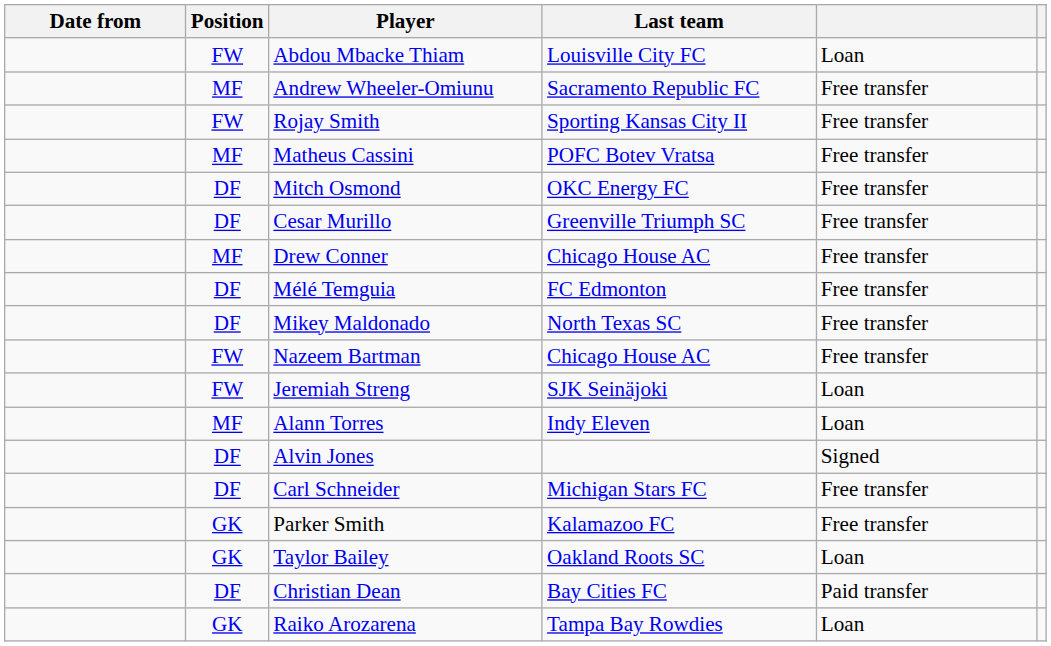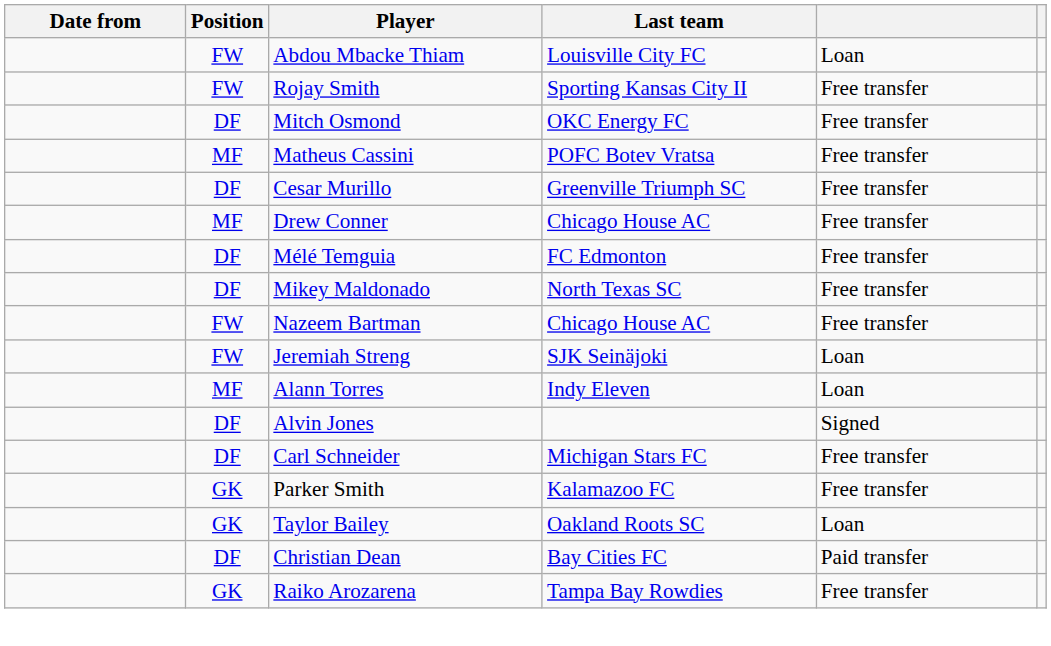- row: (384, 88)
rows swapped: (343, 155) <-> (337, 188)
(843, 624) Loan -> (874, 590) Free transfer
